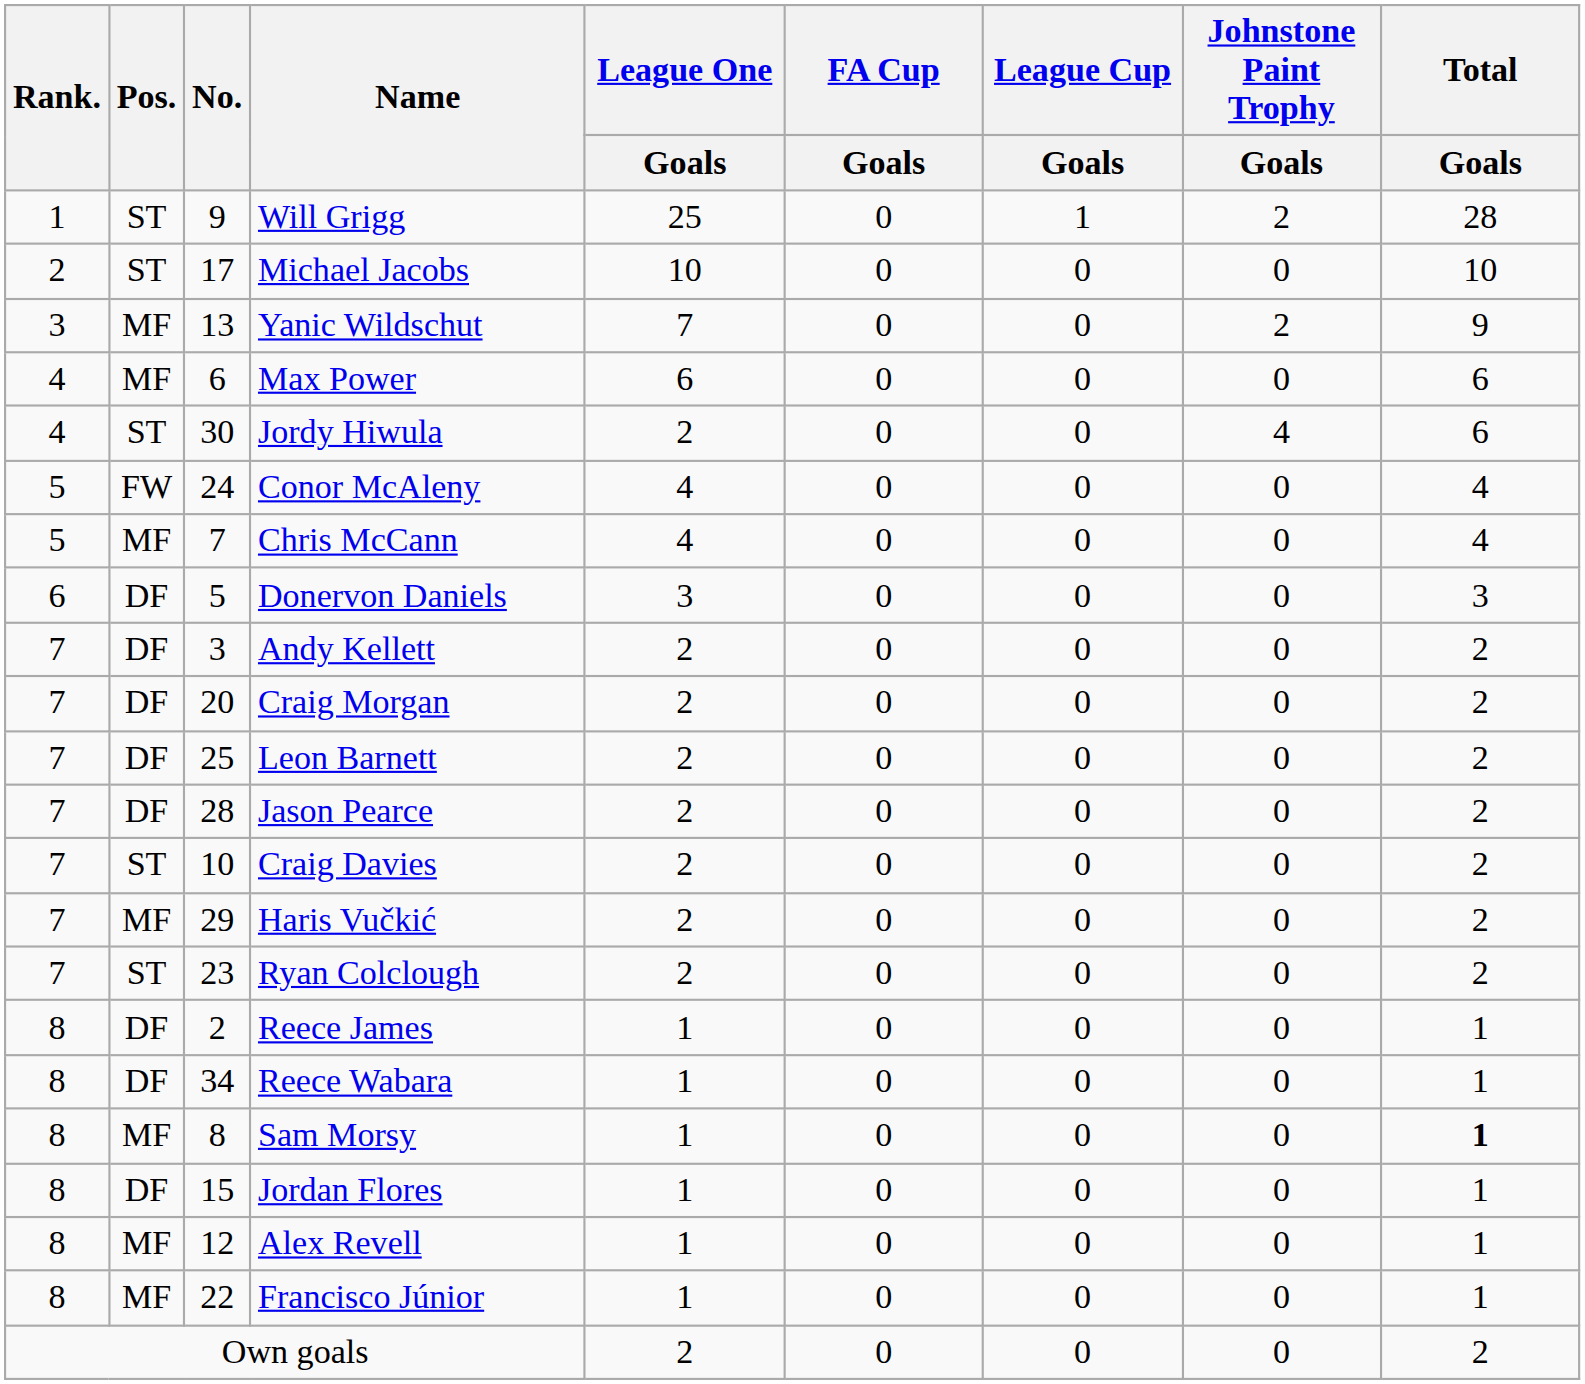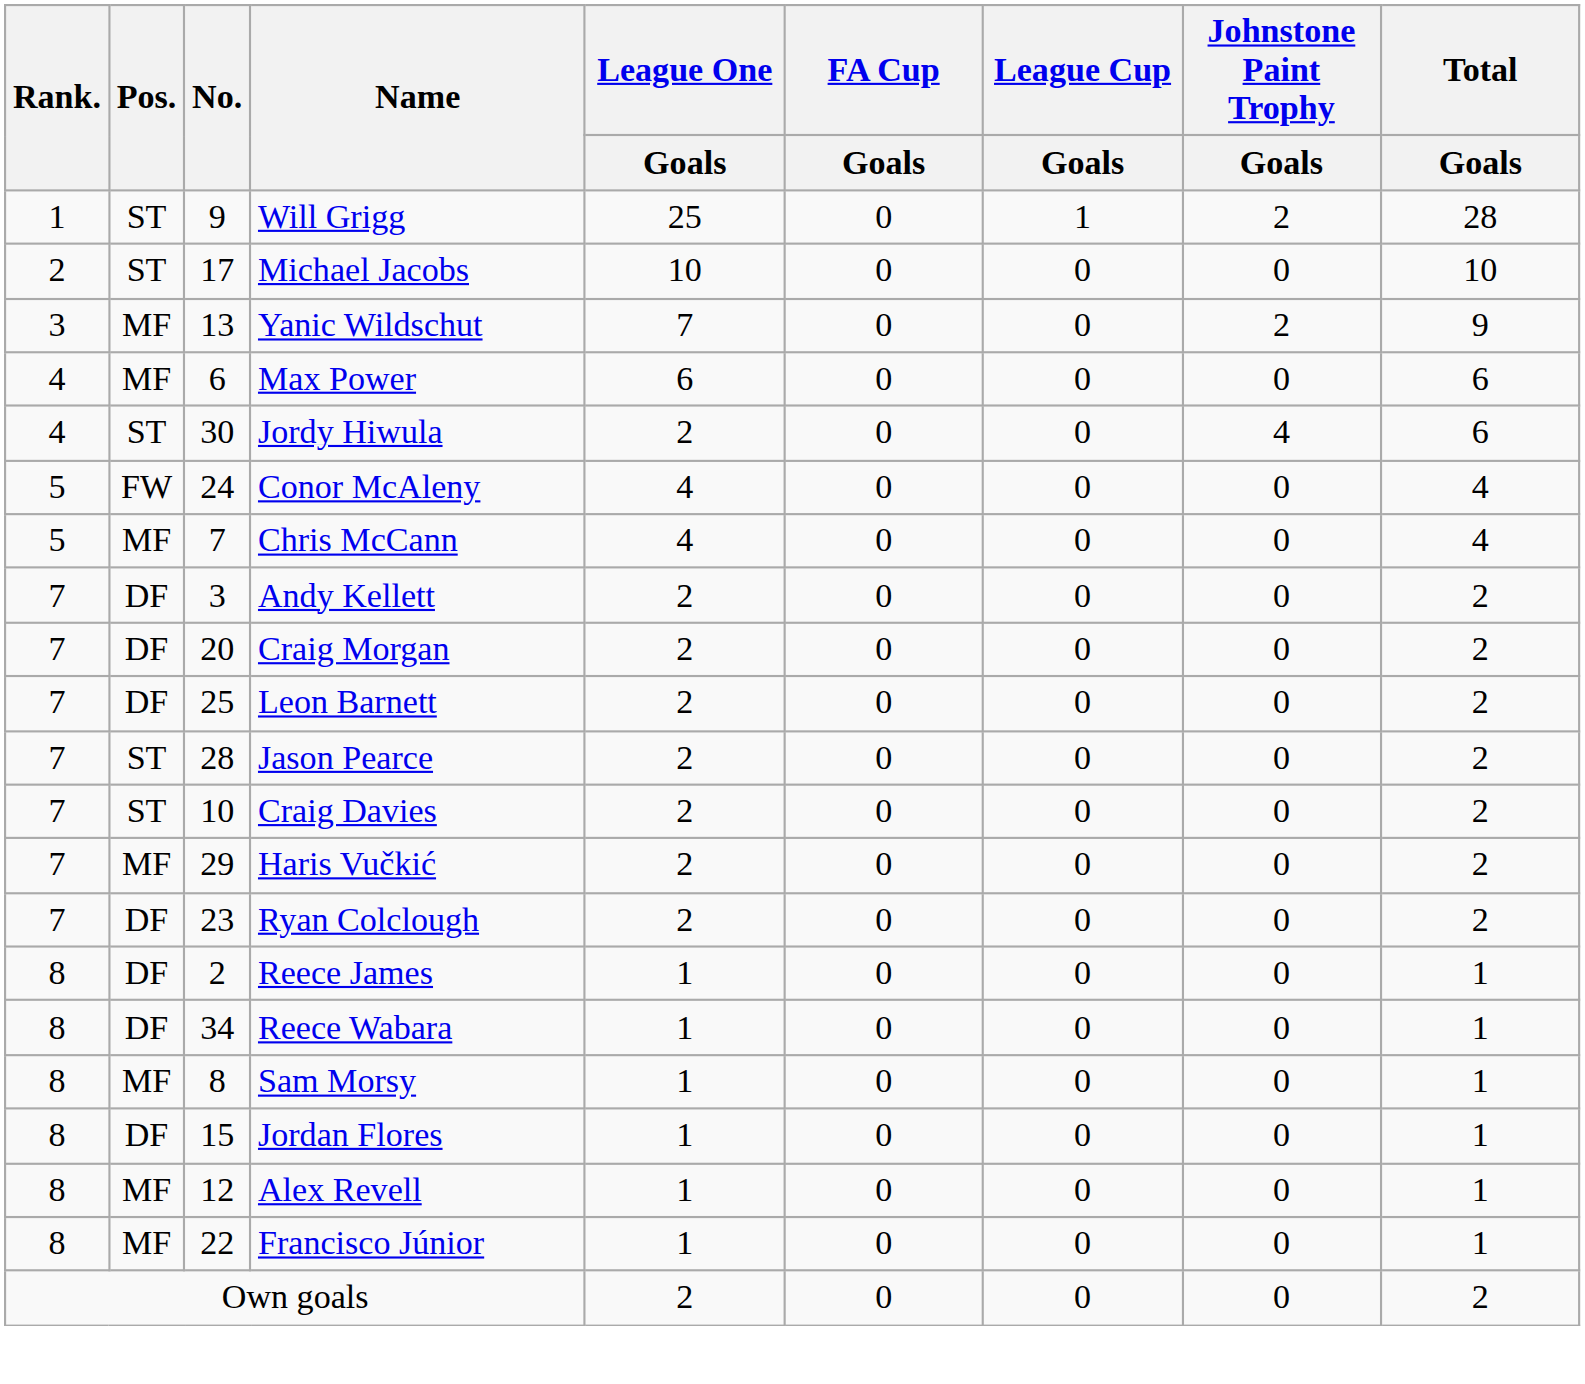- row: (382, 594)
(147, 810) DF -> (147, 756) ST
(147, 972) ST -> (147, 918) DF
(1480, 1135) bold -> (1480, 1081) normal
